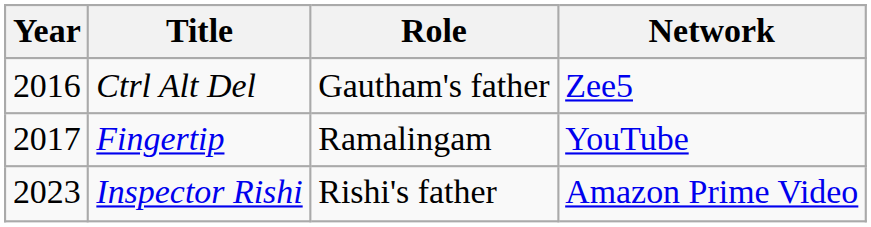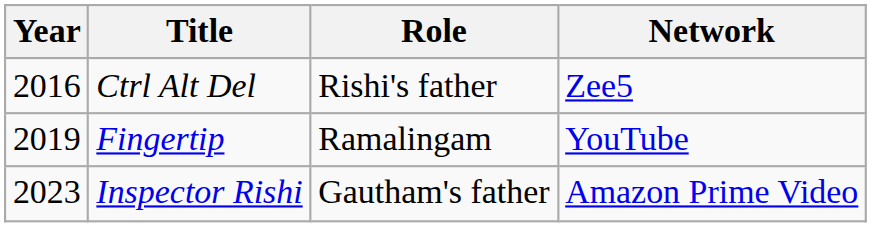(434, 85) Gautham's father -> (408, 85) Rishi's father
(47, 138) 2017 -> (47, 138) 2019
(408, 192) Rishi's father -> (434, 192) Gautham's father
